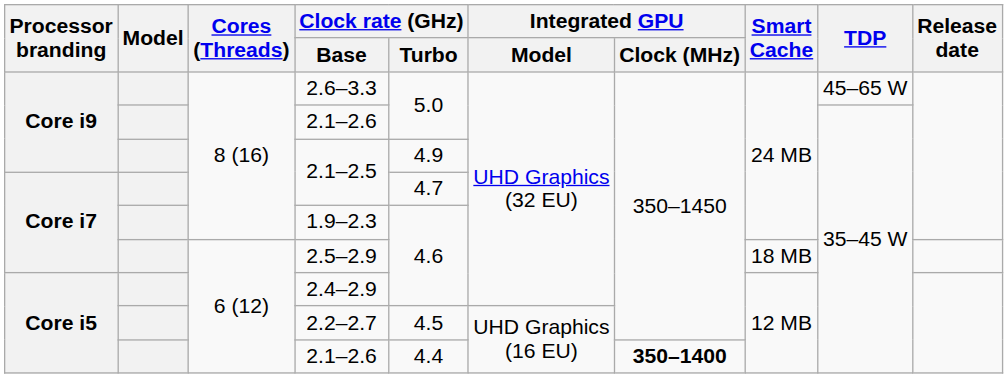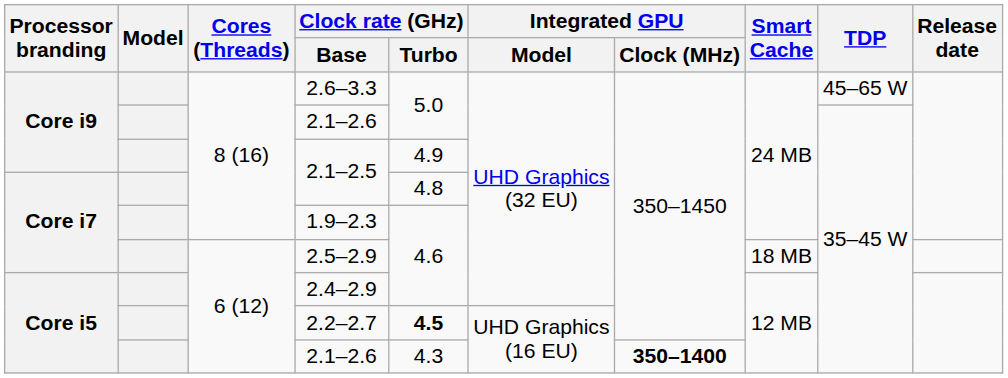(429, 188) 4.7 -> (429, 188) 4.8
(429, 322) normal -> (429, 322) bold
(429, 356) 4.4 -> (429, 356) 4.3
